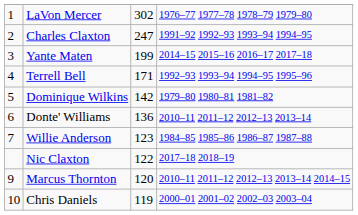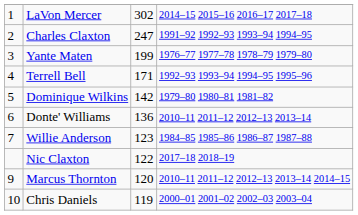(236, 14) 1976–77 1977–78 1978–79 1979–80 -> (236, 14) 2014–15 2015–16 2016–17 2017–18
(236, 55) 2014–15 2015–16 2016–17 2017–18 -> (236, 55) 1976–77 1977–78 1978–79 1979–80
